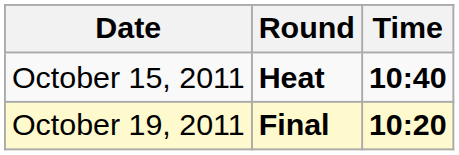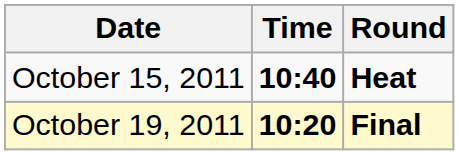columns swapped: (408, 28) <-> (307, 28)
